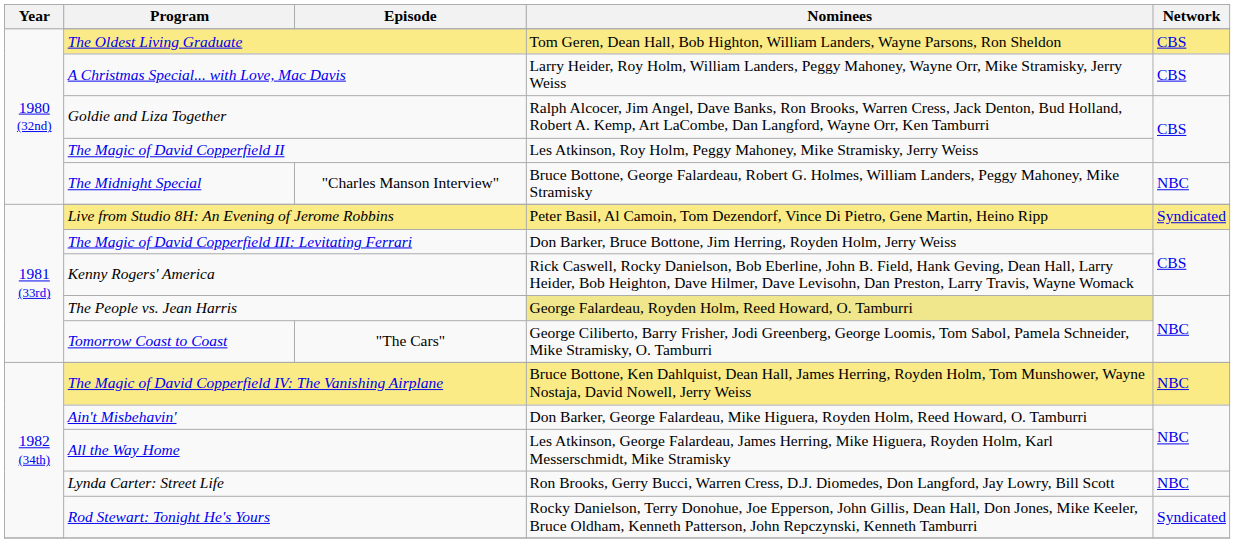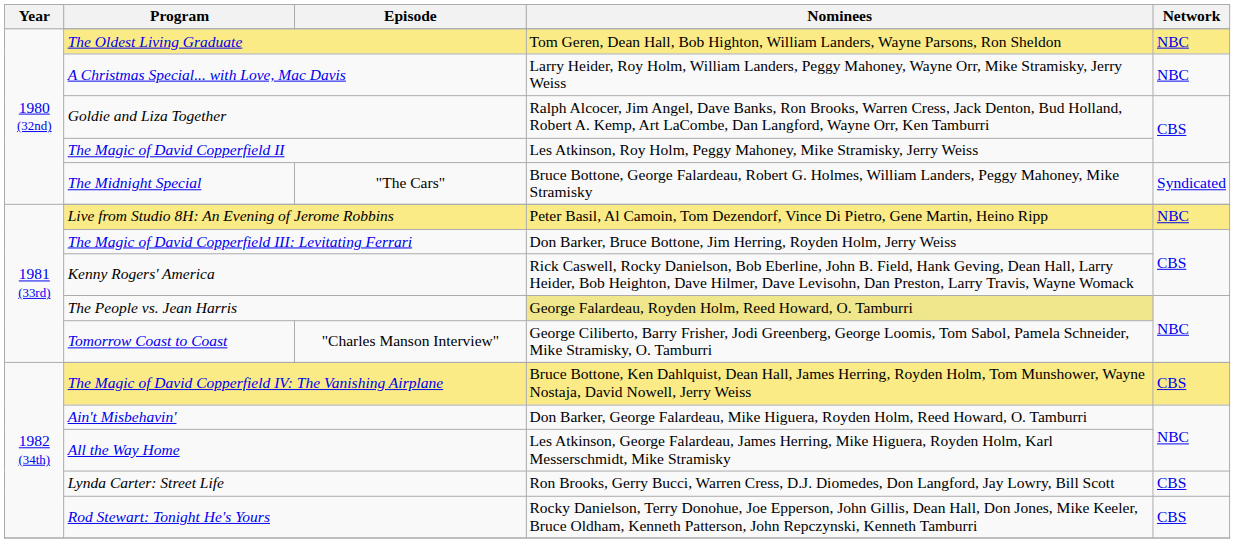(1172, 41) CBS -> (1173, 41) NBC
(1172, 74) CBS -> (1173, 74) NBC
(410, 183) "Charles Manson Interview" -> (410, 183) "The Cars"
(1173, 183) NBC -> (1191, 183) Syndicated
(1191, 216) Syndicated -> (1173, 216) NBC
(410, 341) "The Cars" -> (410, 341) "Charles Manson Interview"
(1173, 383) NBC -> (1172, 383) CBS
(1173, 483) NBC -> (1172, 483) CBS
(1191, 516) Syndicated -> (1172, 516) CBS
